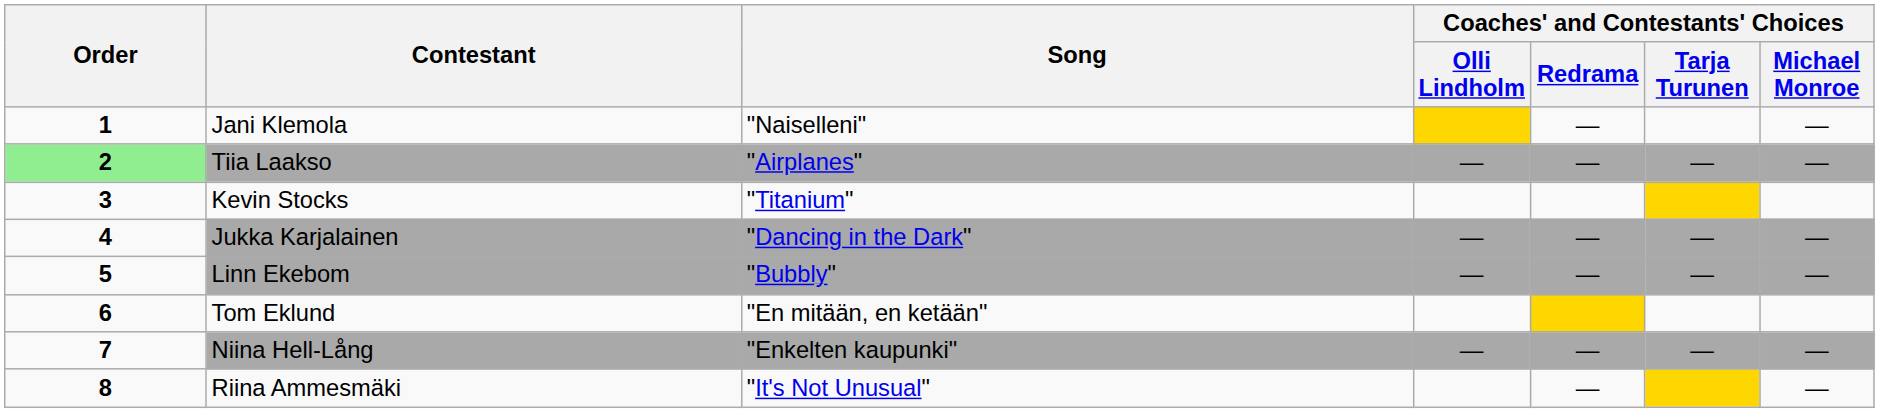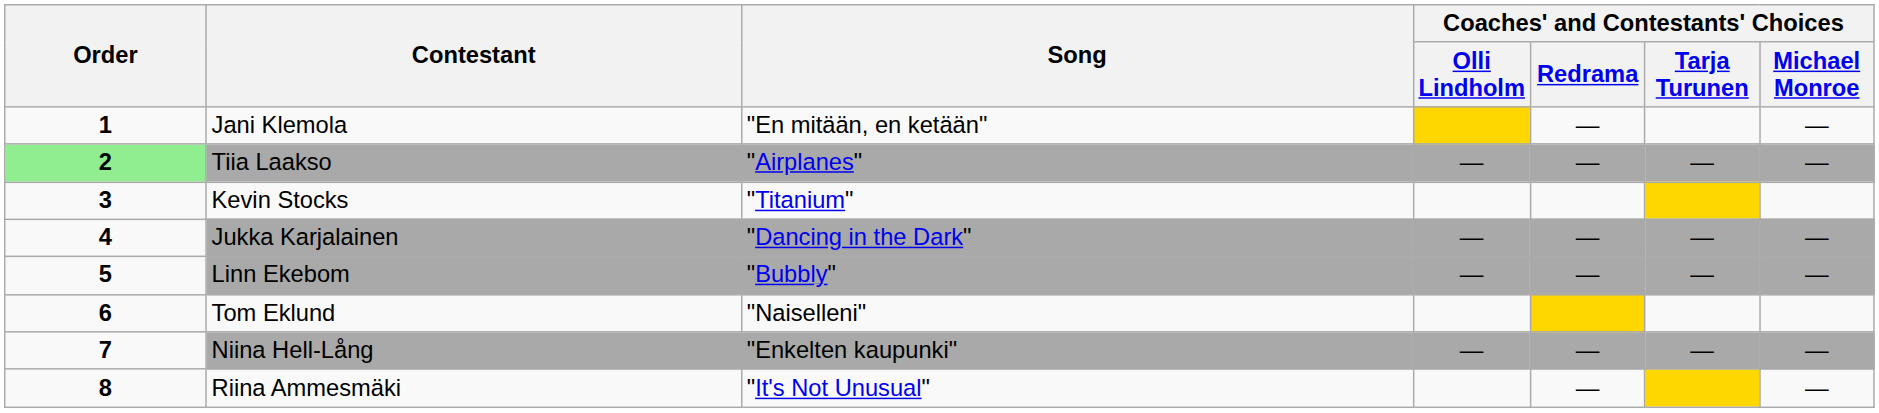(806, 125) "Naiselleni" -> (867, 125) "En mitään, en ketään"
(867, 312) "En mitään, en ketään" -> (806, 312) "Naiselleni"
